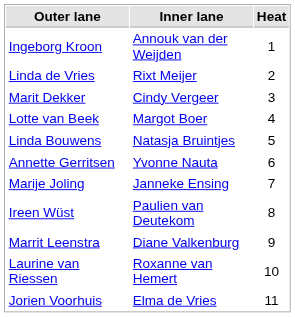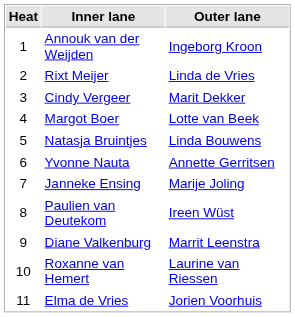columns swapped: (272, 16) <-> (67, 16)
